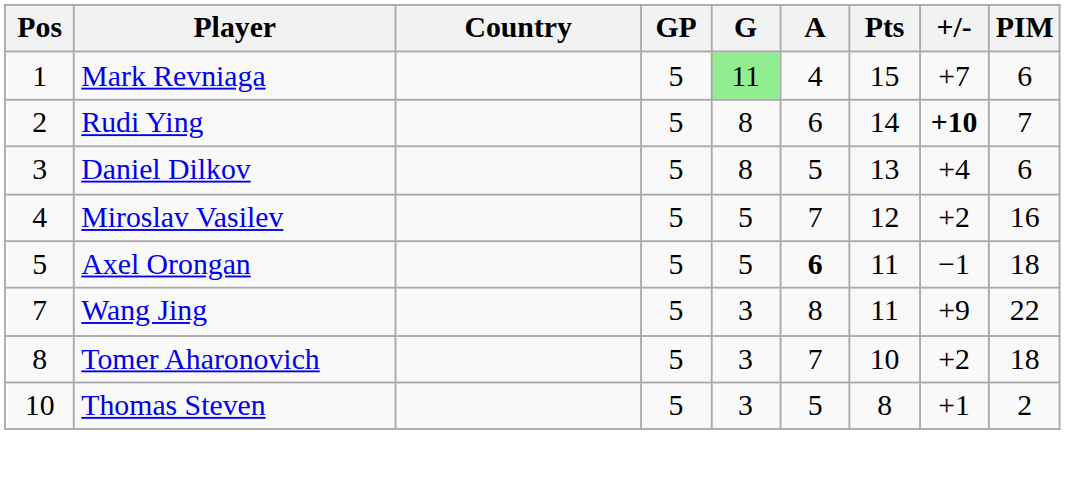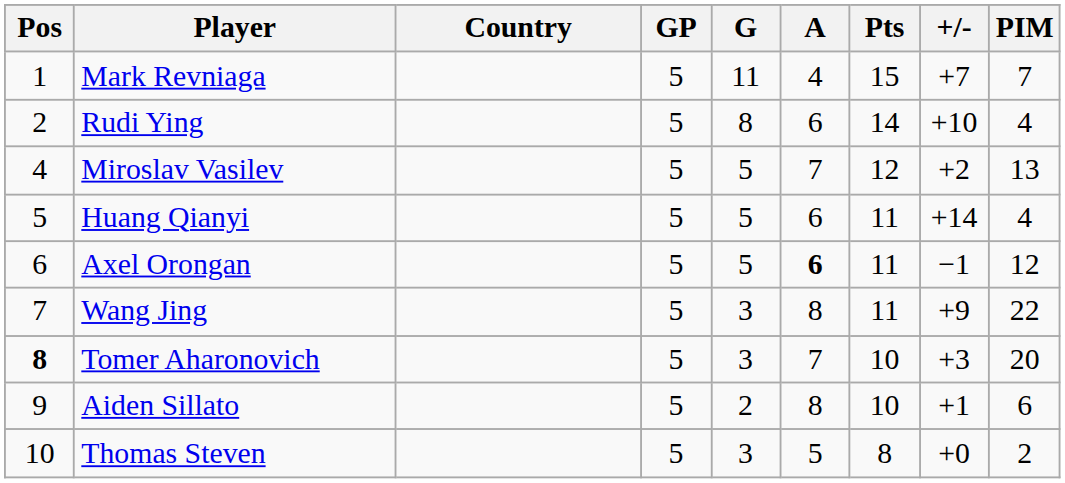(746, 75) lightgreen background -> (746, 75) no background
(1025, 75) 6 -> (1025, 75) 7
(954, 122) bold -> (954, 122) normal
(1025, 122) 7 -> (1025, 122) 4
- row: (166, 169)
(1025, 216) 16 -> (1025, 169) 13
+ row: (165, 216)
(40, 264) 5 -> (40, 264) 6
(1025, 264) 18 -> (1025, 264) 12
(40, 358) normal -> (40, 358) bold
(954, 358) +2 -> (954, 358) +3
(1025, 358) 18 -> (1025, 358) 20
+ row: (160, 405)
(954, 405) +1 -> (954, 452) +0
